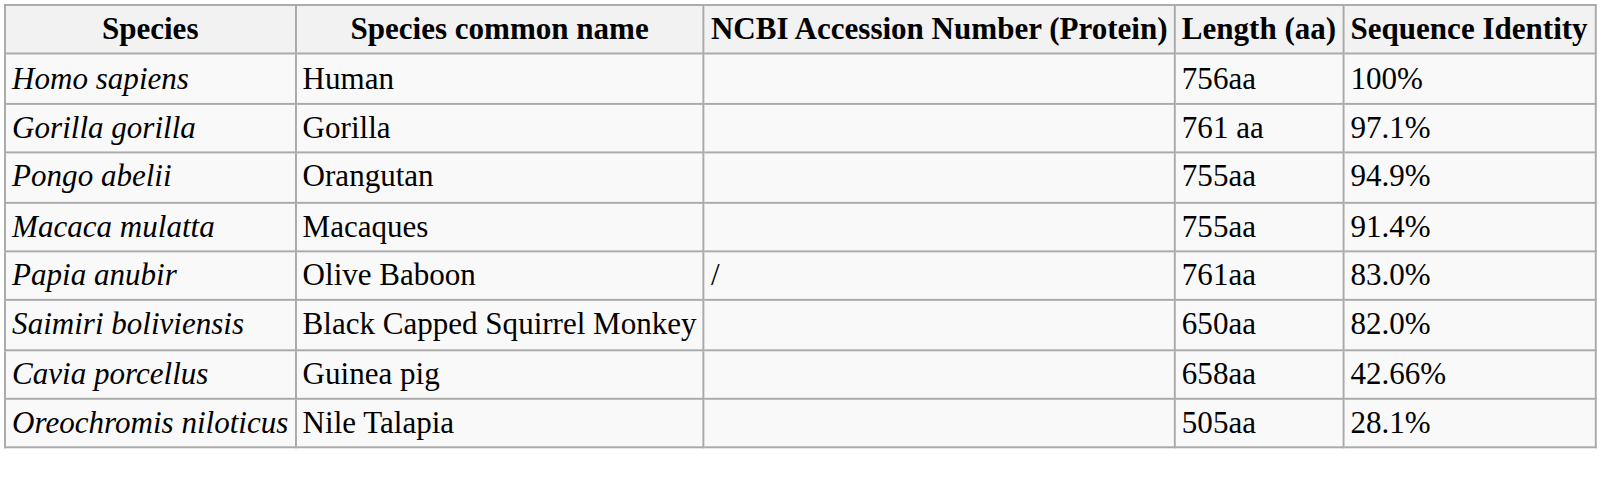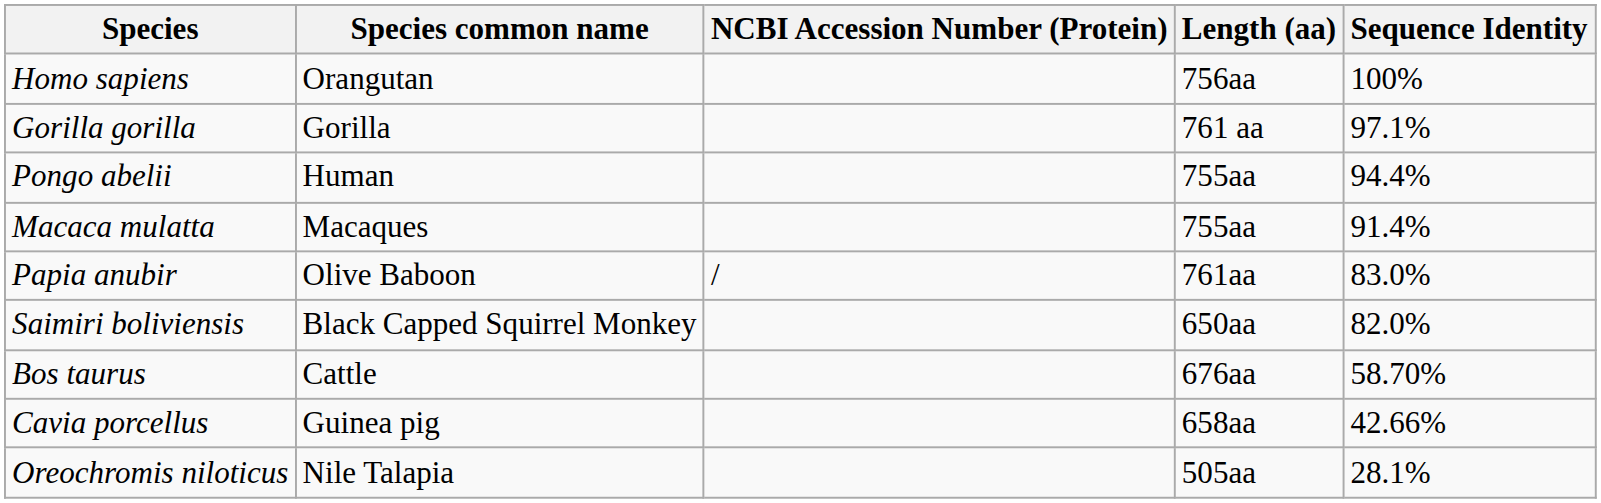(348, 78) Human -> (368, 78) Orangutan
(368, 176) Orangutan -> (348, 176) Human
(1391, 176) 94.9% -> (1391, 176) 94.4%
+ row: (79, 373)
